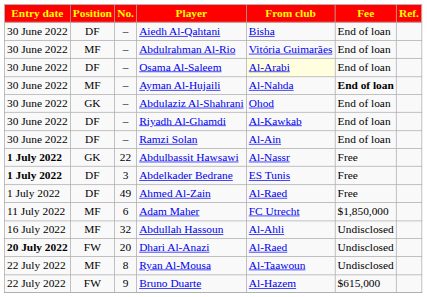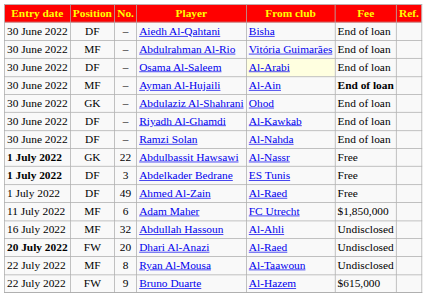(271, 85) Al-Nahda -> (265, 85) Al-Ain
(265, 139) Al-Ain -> (271, 139) Al-Nahda
